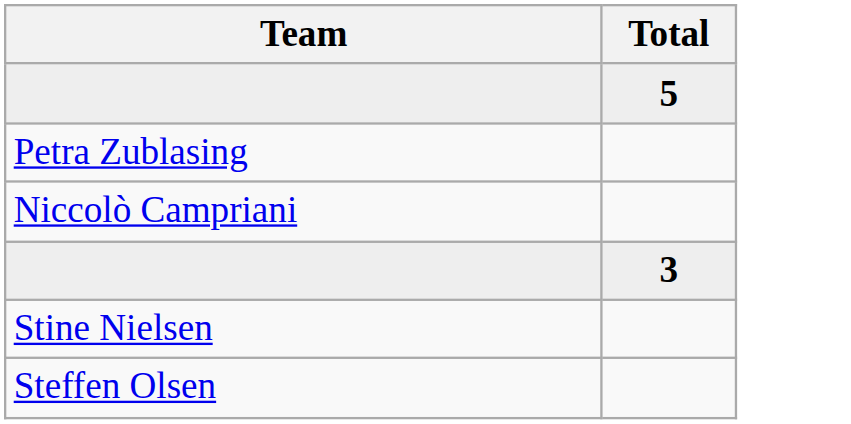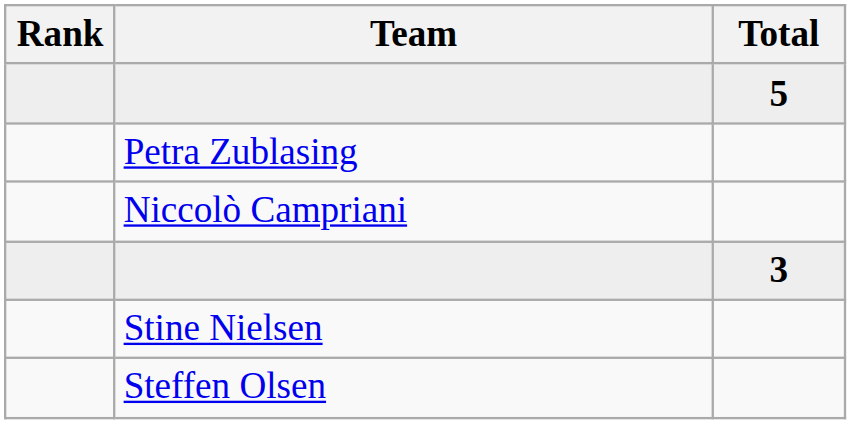+ column: (60, 33)
